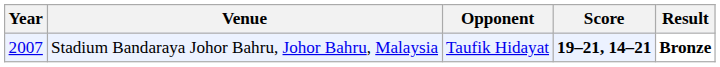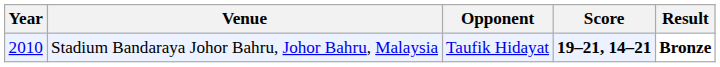(26, 47) 2007 -> (26, 47) 2010
